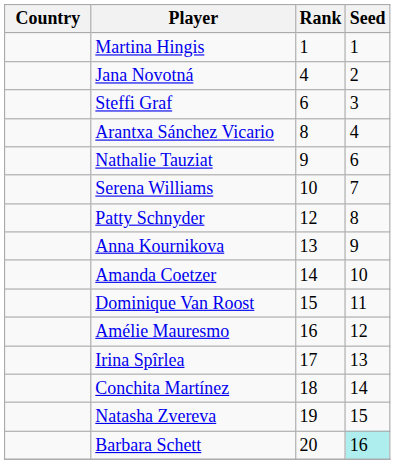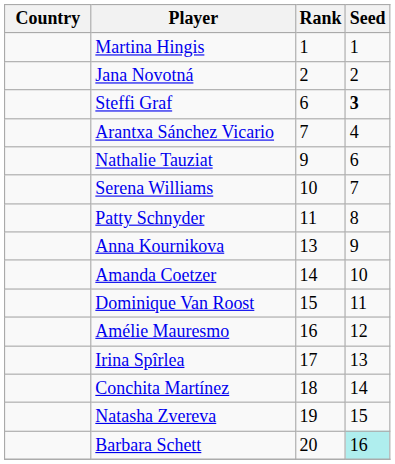(304, 75) 4 -> (304, 75) 2
(354, 103) normal -> (354, 103) bold
(304, 132) 8 -> (304, 132) 7
(309, 217) 12 -> (308, 217) 11
